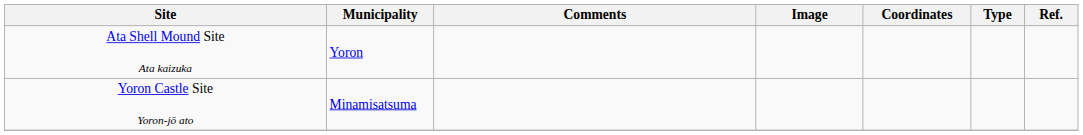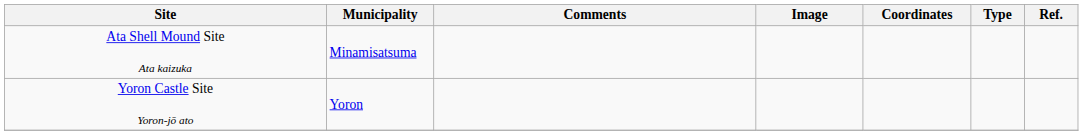(346, 52) Yoron -> (373, 52) Minamisatsuma
(373, 104) Minamisatsuma -> (346, 104) Yoron
